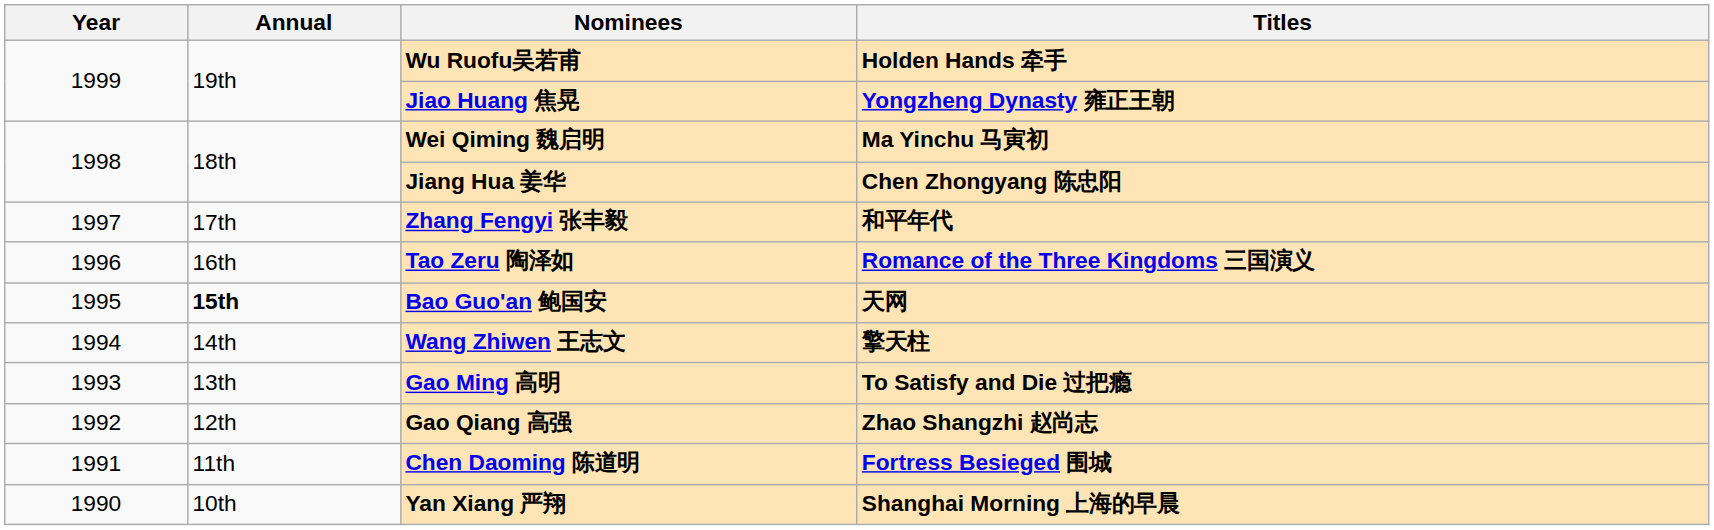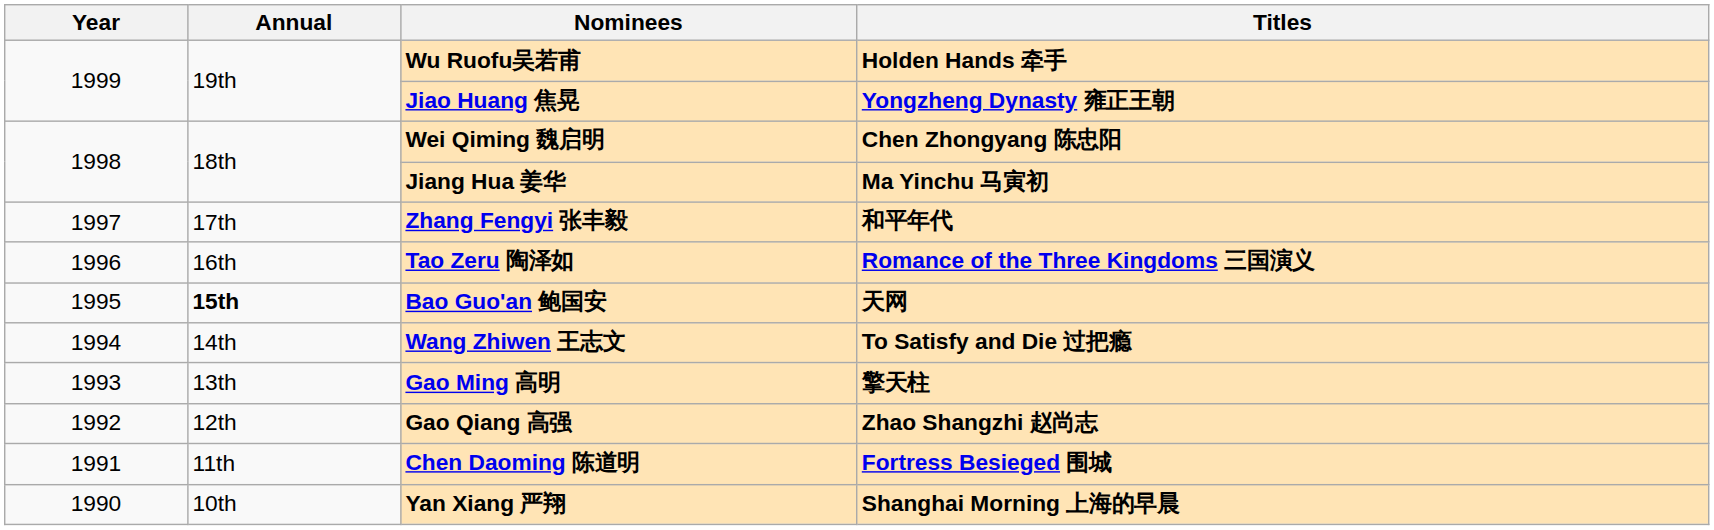(955, 140) Ma Yinchu 马寅初 -> (992, 140) Chen Zhongyang 陈忠阳
(992, 180) Chen Zhongyang 陈忠阳 -> (955, 180) Ma Yinchu 马寅初
(896, 342) 擎天柱 -> (997, 342) To Satisfy and Die 过把瘾
(997, 382) To Satisfy and Die 过把瘾 -> (896, 382) 擎天柱
